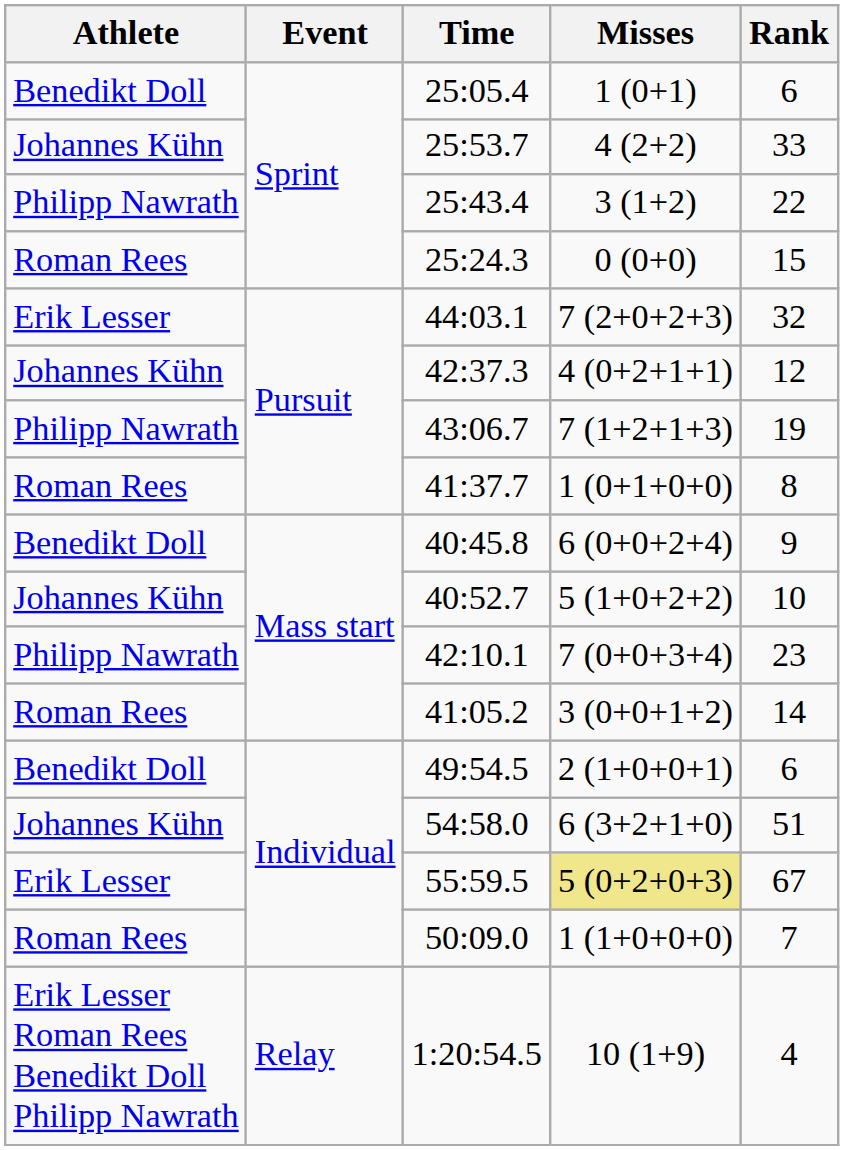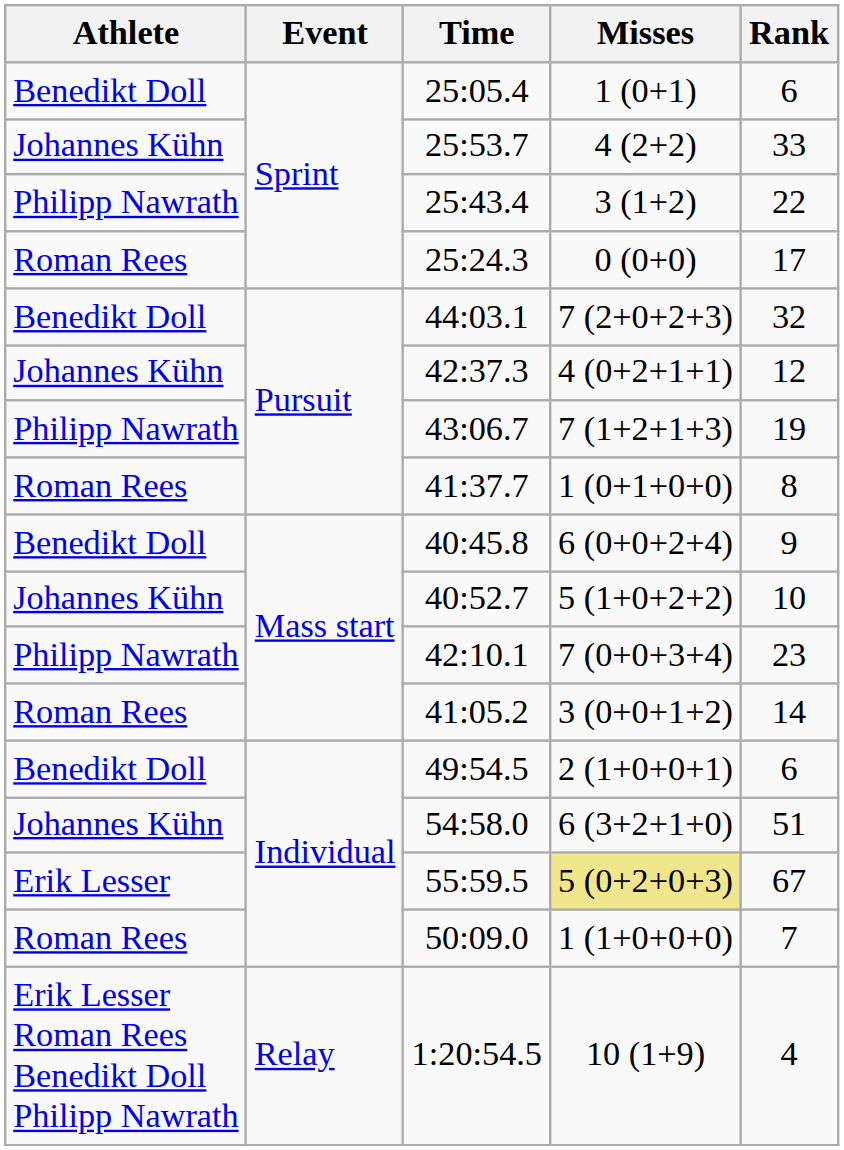(789, 259) 15 -> (789, 259) 17
(92, 315) Erik Lesser -> (110, 315) Benedikt Doll
